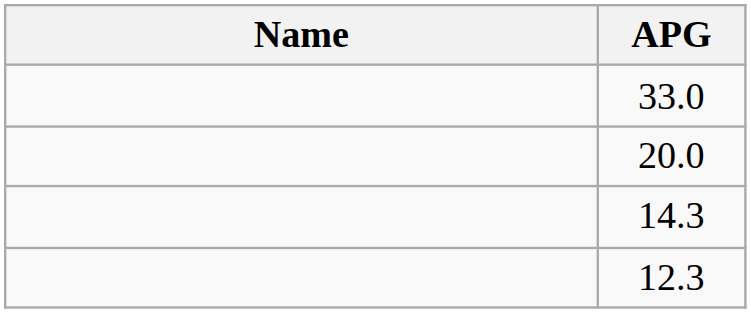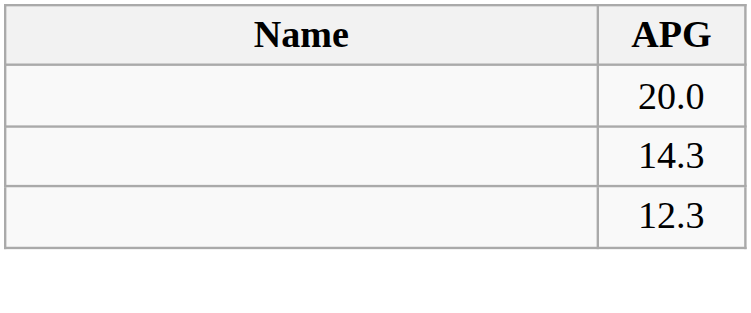- row: (671, 95)
